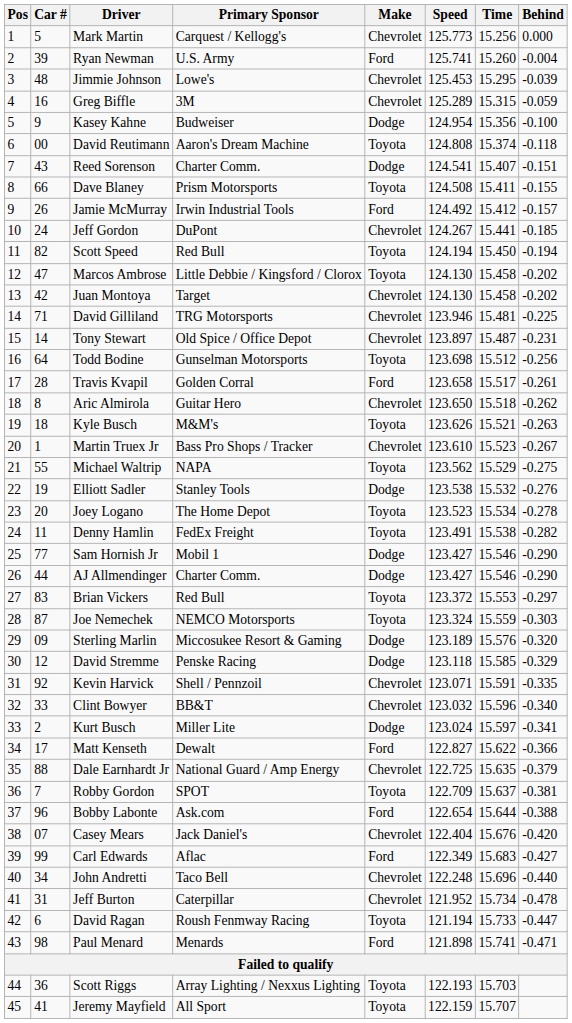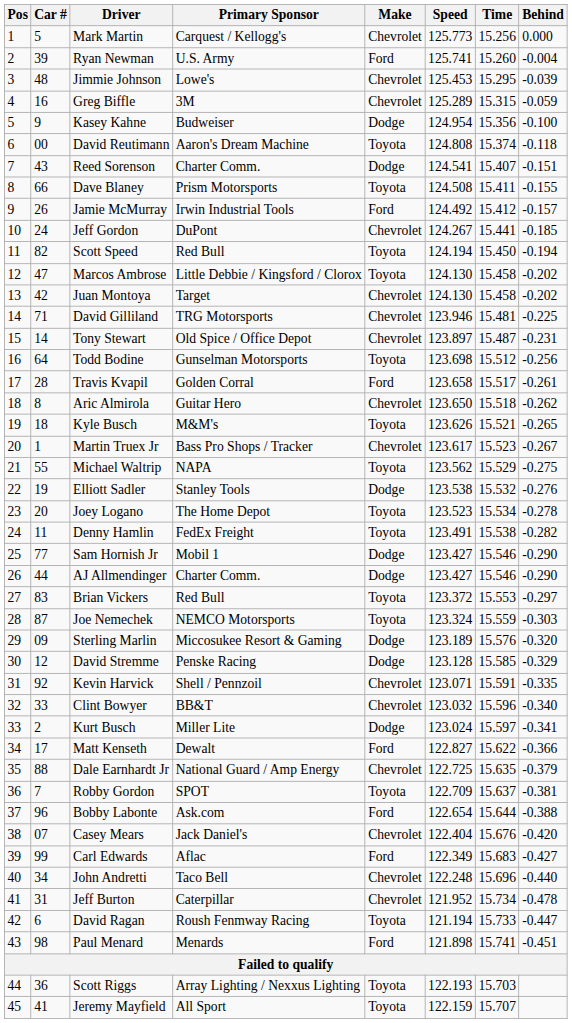(540, 425) -0.263 -> (540, 425) -0.265
(450, 446) 123.610 -> (450, 446) 123.617
(450, 662) 123.118 -> (450, 662) 123.128
(540, 942) -0.471 -> (540, 942) -0.451
